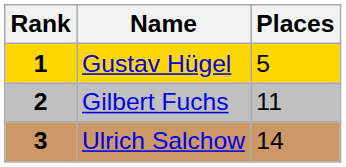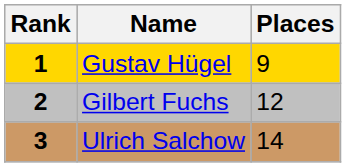(263, 63) 5 -> (263, 63) 9
(269, 102) 11 -> (270, 102) 12
